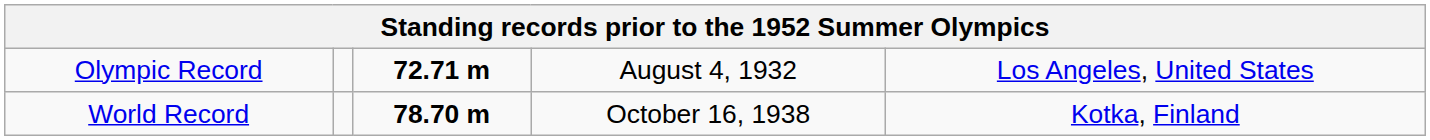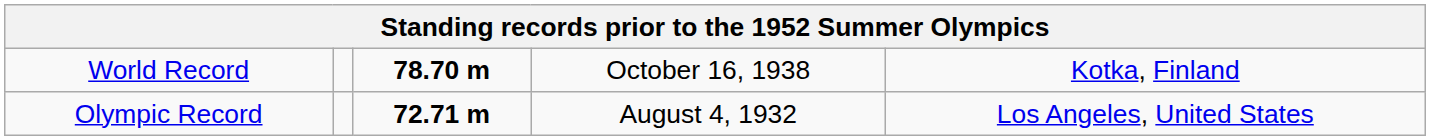rows swapped: (169, 112) <-> (169, 69)
